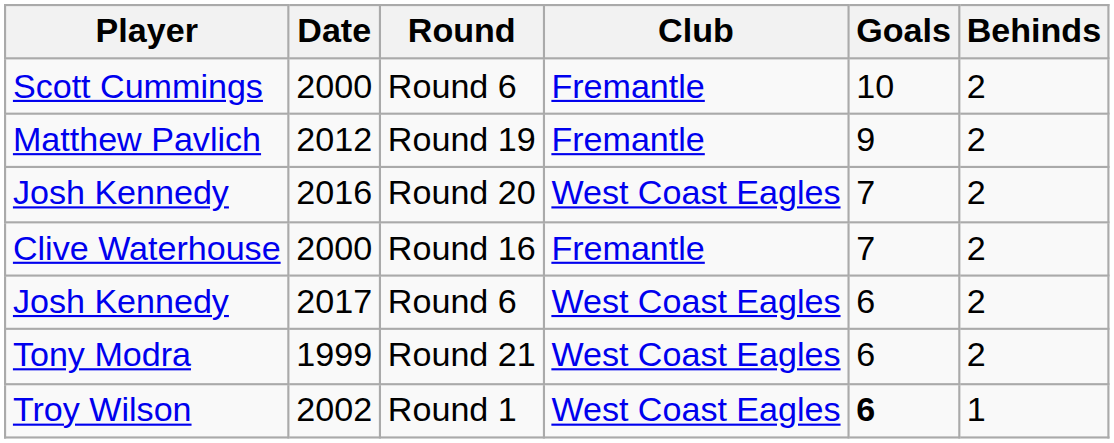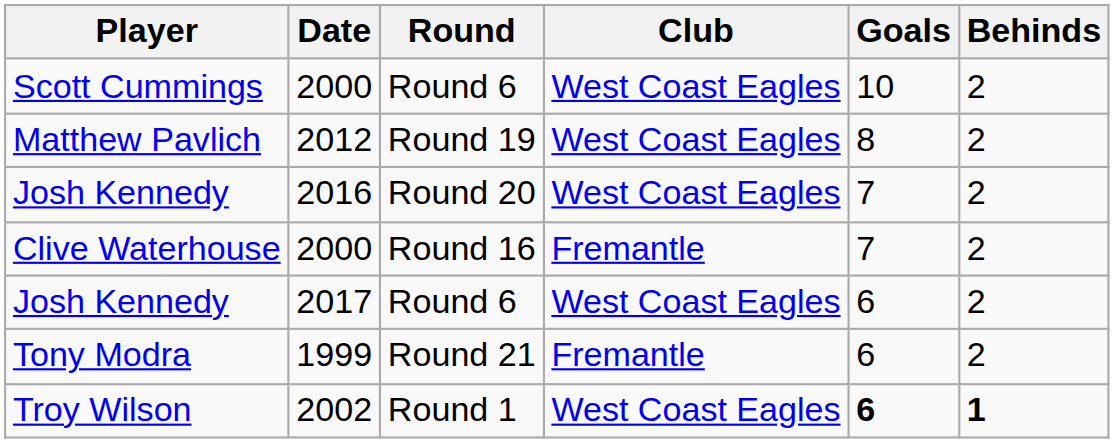(628, 85) Fremantle -> (696, 85) West Coast Eagles
(628, 139) Fremantle -> (696, 139) West Coast Eagles
(866, 139) 9 -> (866, 139) 8
(696, 355) West Coast Eagles -> (628, 355) Fremantle
(976, 409) normal -> (976, 409) bold
